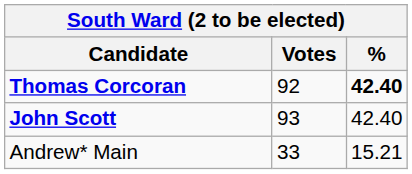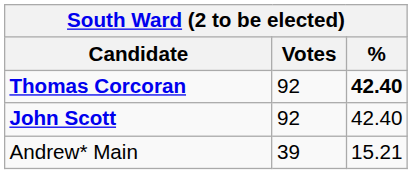(288, 119) 93 -> (288, 119) 92
(288, 151) 33 -> (288, 151) 39
